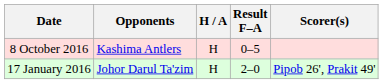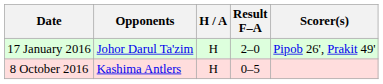rows swapped: (49, 68) <-> (49, 48)
